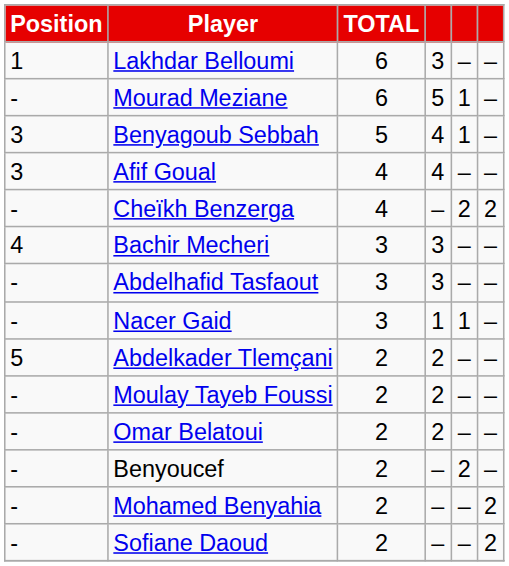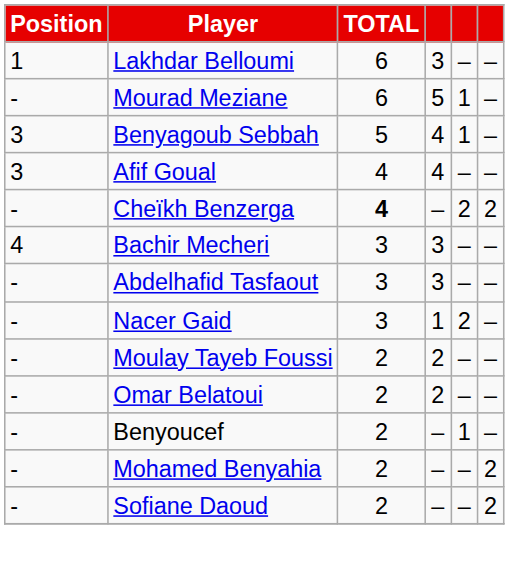(381, 209) normal -> (381, 209) bold
(464, 320) 1 -> (464, 320) 2
- row: (223, 357)
(464, 468) 2 -> (464, 431) 1
